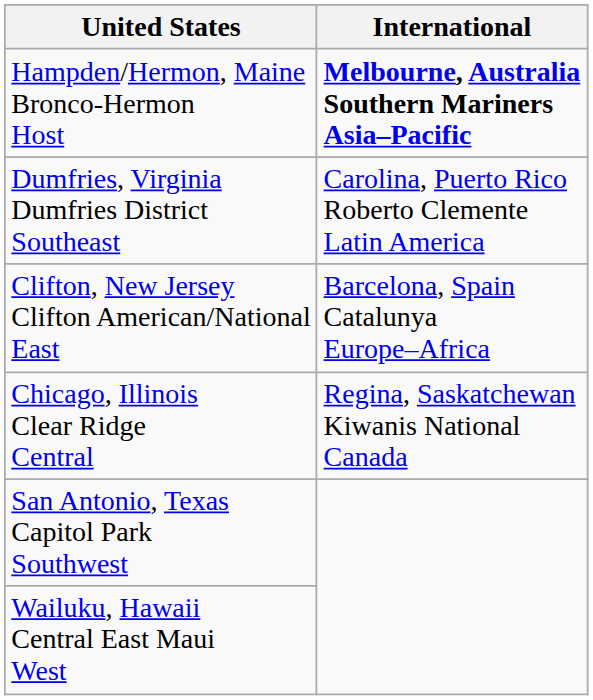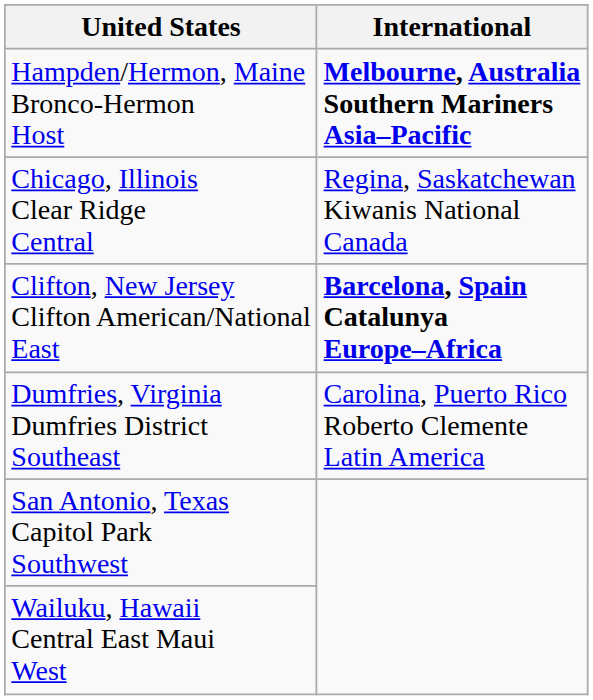rows swapped: (105, 424) <-> (117, 210)
(419, 317) normal -> (425, 317) bold
